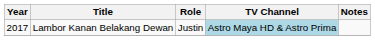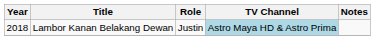(17, 27) 2017 -> (17, 27) 2018
